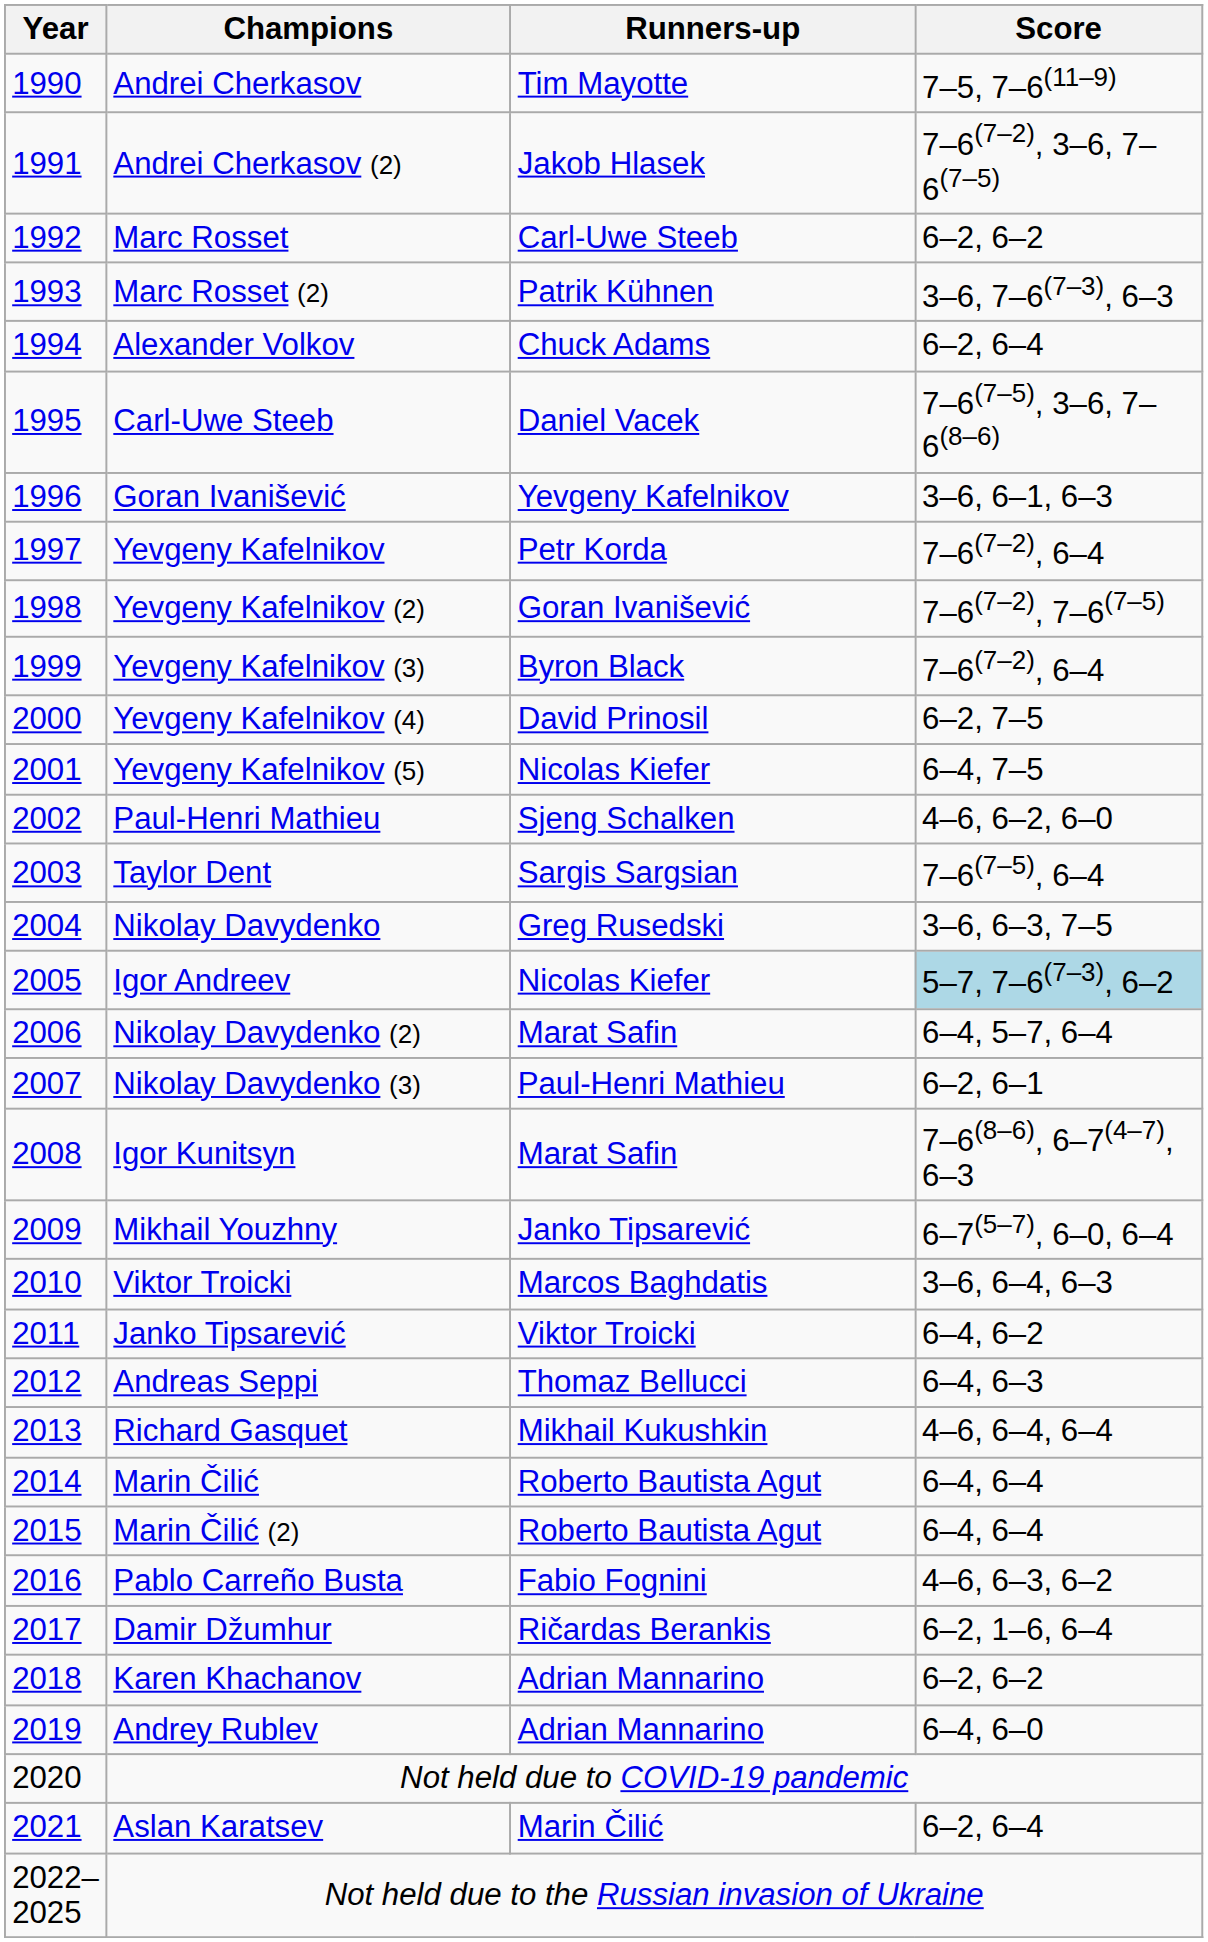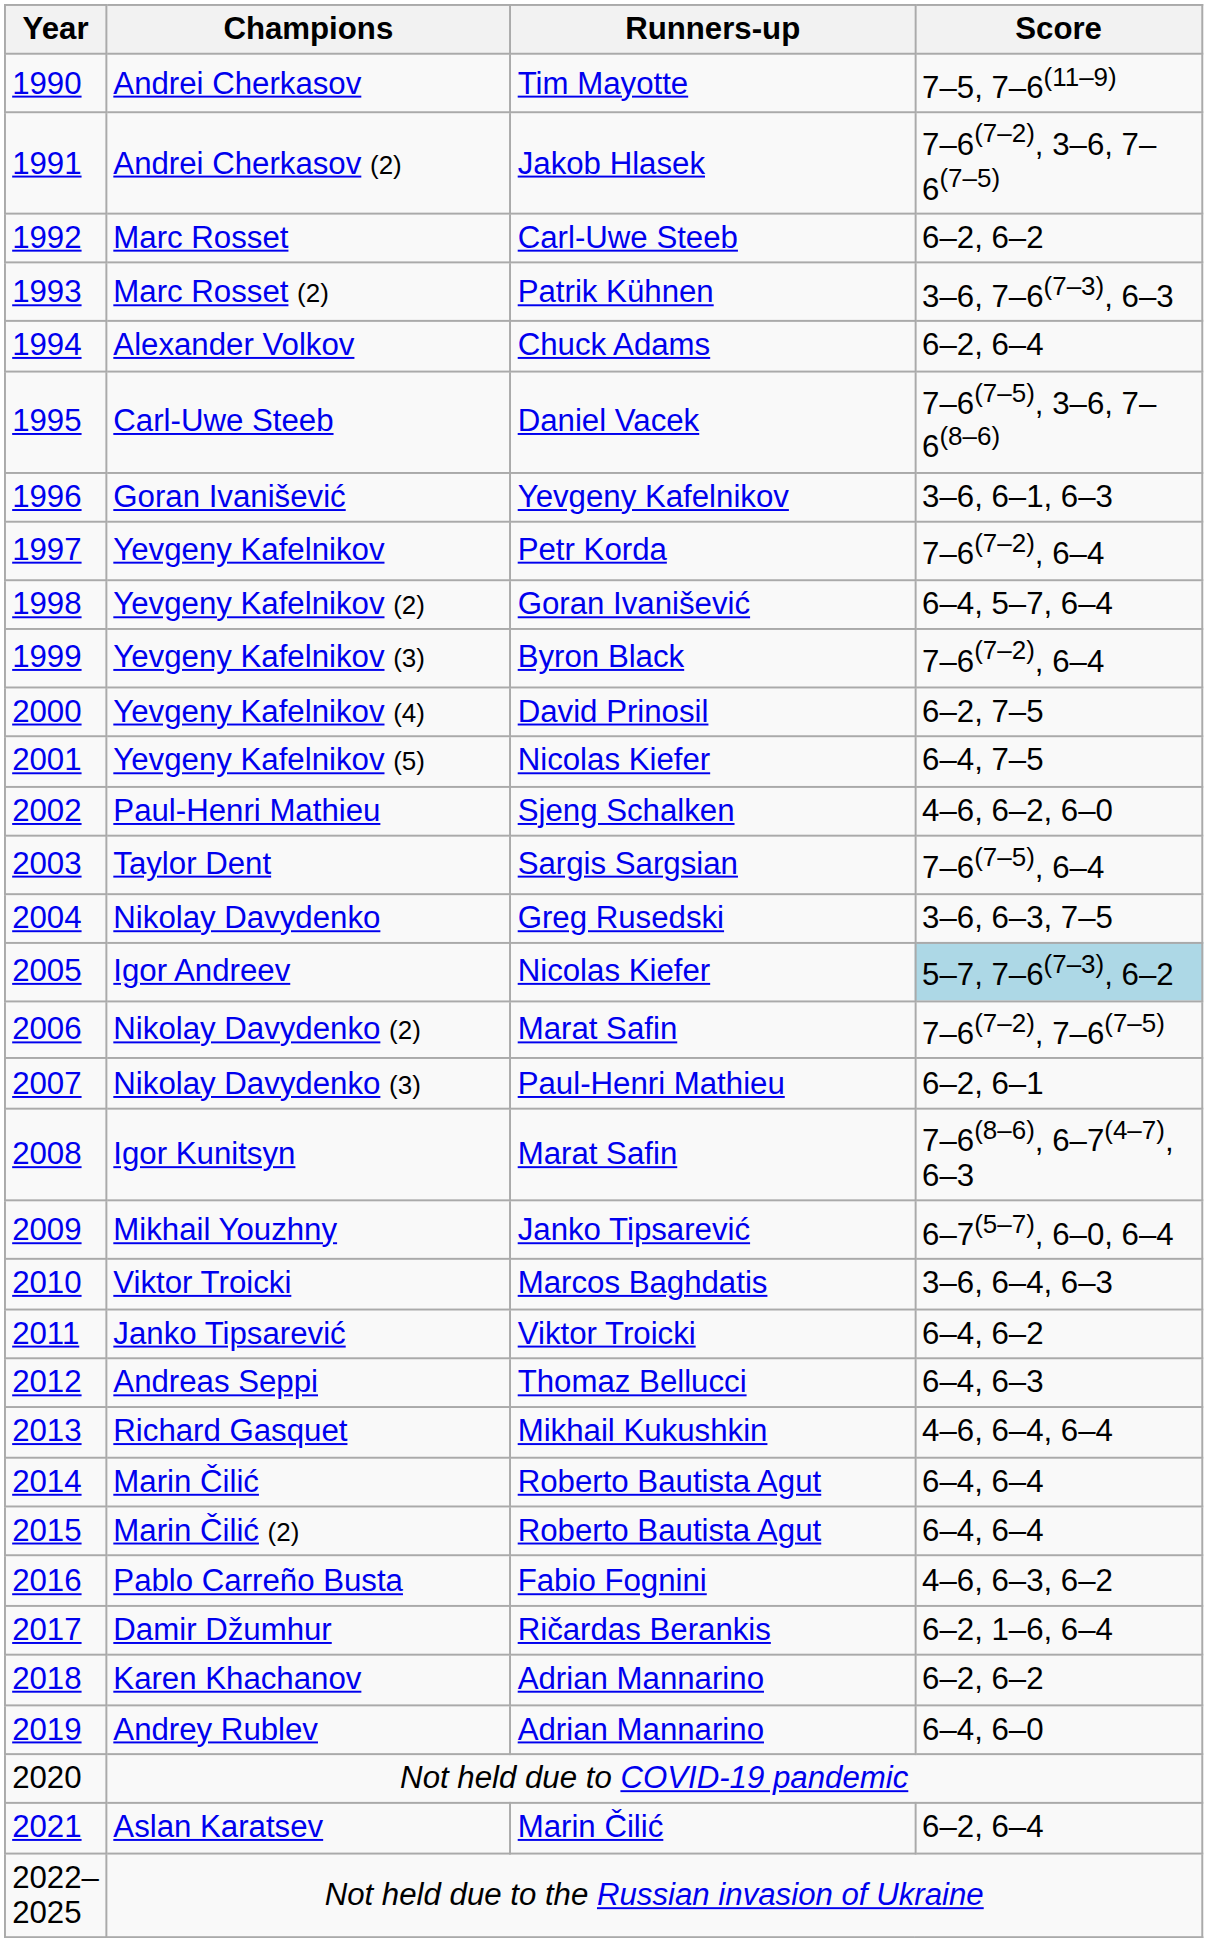(1044, 608) 7–6(7–2), 7–6(7–5) -> (1018, 603) 6–4, 5–7, 6–4
(1018, 1033) 6–4, 5–7, 6–4 -> (1044, 1029) 7–6(7–2), 7–6(7–5)
